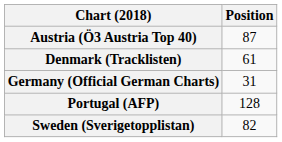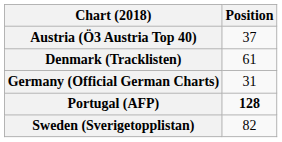(250, 37) 87 -> (250, 37) 37
(250, 103) normal -> (250, 103) bold
